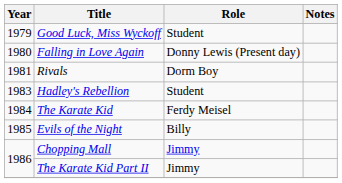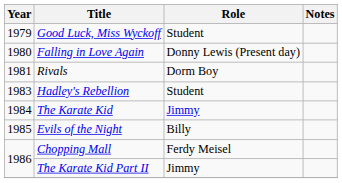(199, 110) Ferdy Meisel -> (183, 110) Jimmy
(183, 149) Jimmy -> (199, 149) Ferdy Meisel
